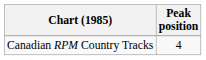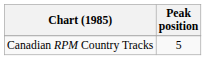(179, 45) 4 -> (179, 45) 5
